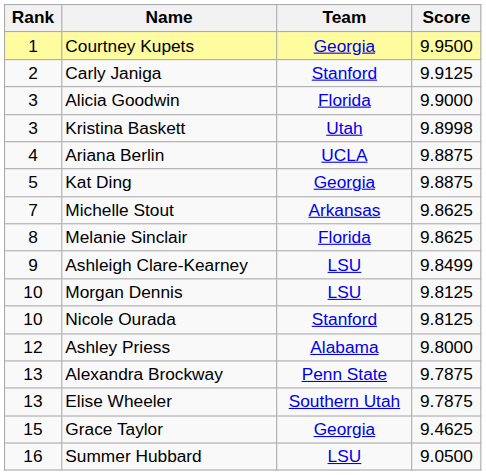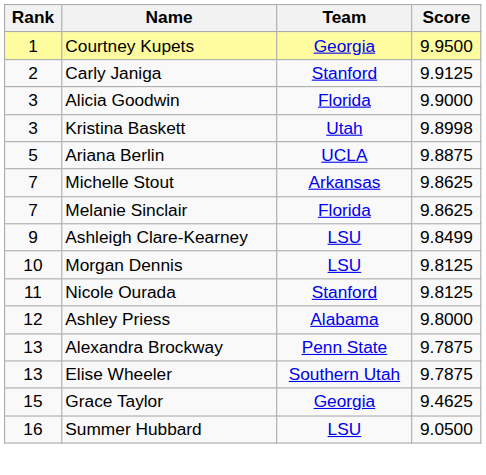(33, 155) 4 -> (33, 155) 5
- row: (98, 182)
(33, 237) 8 -> (33, 210) 7
(33, 319) 10 -> (33, 292) 11
